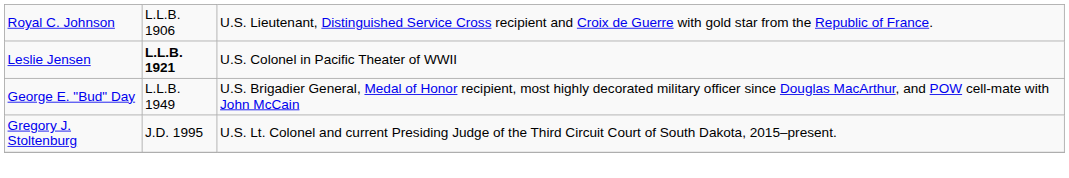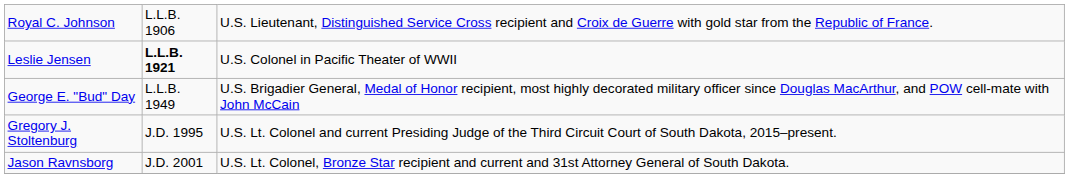+ row: (60, 162)
